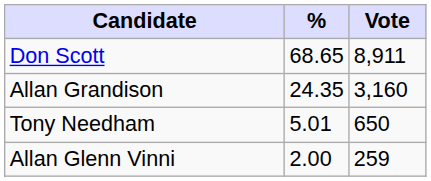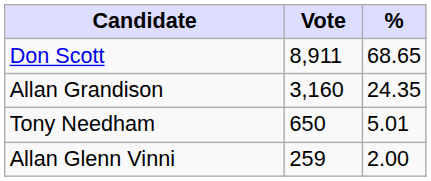columns swapped: (387, 21) <-> (317, 21)
